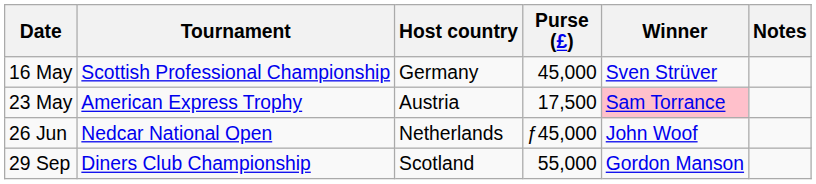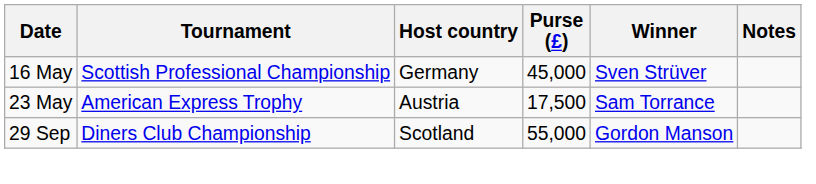(666, 103) pink background -> (655, 103) no background
- row: (38, 133)
